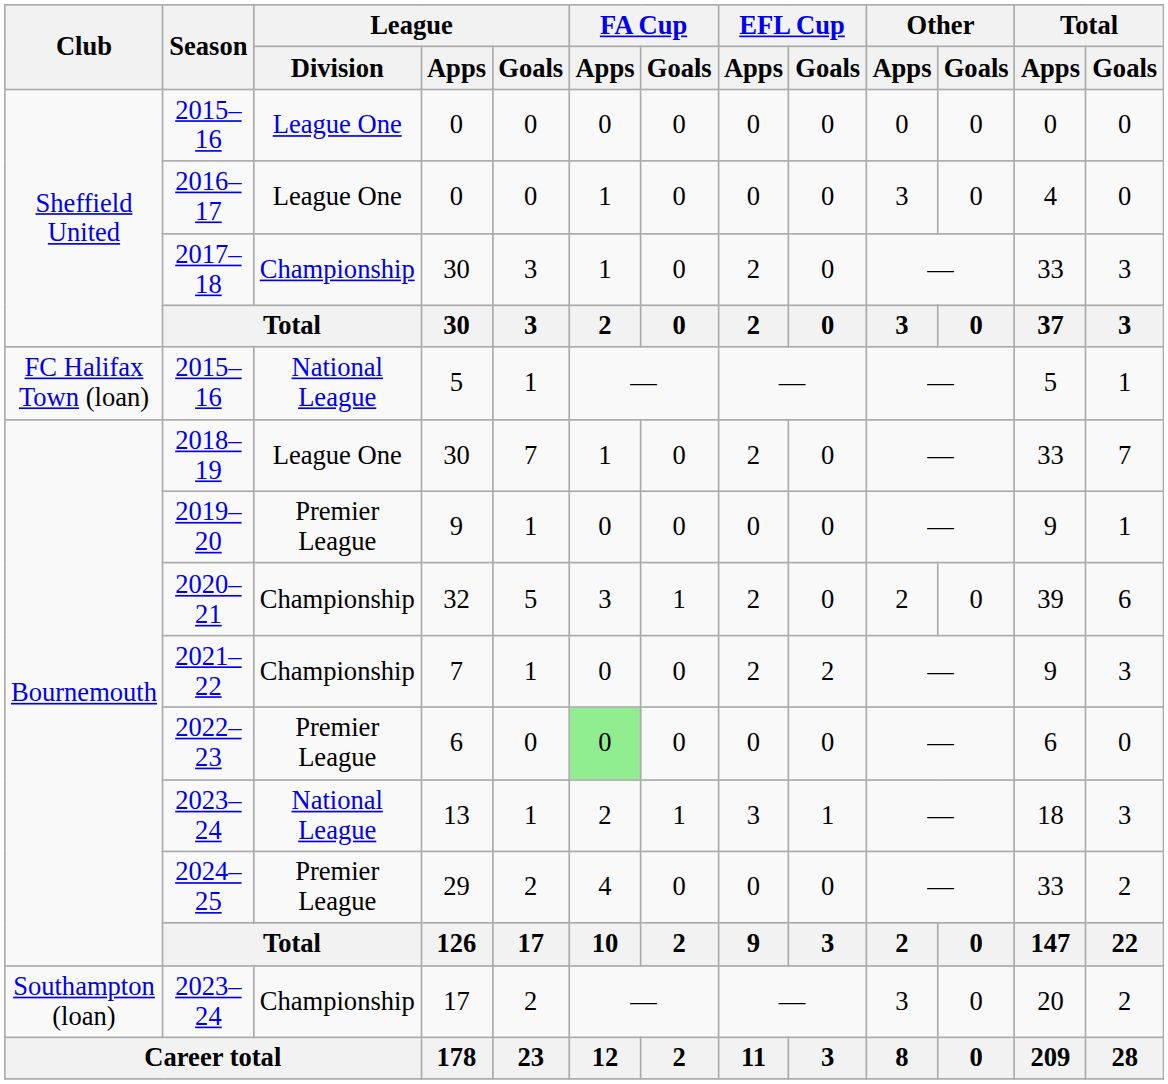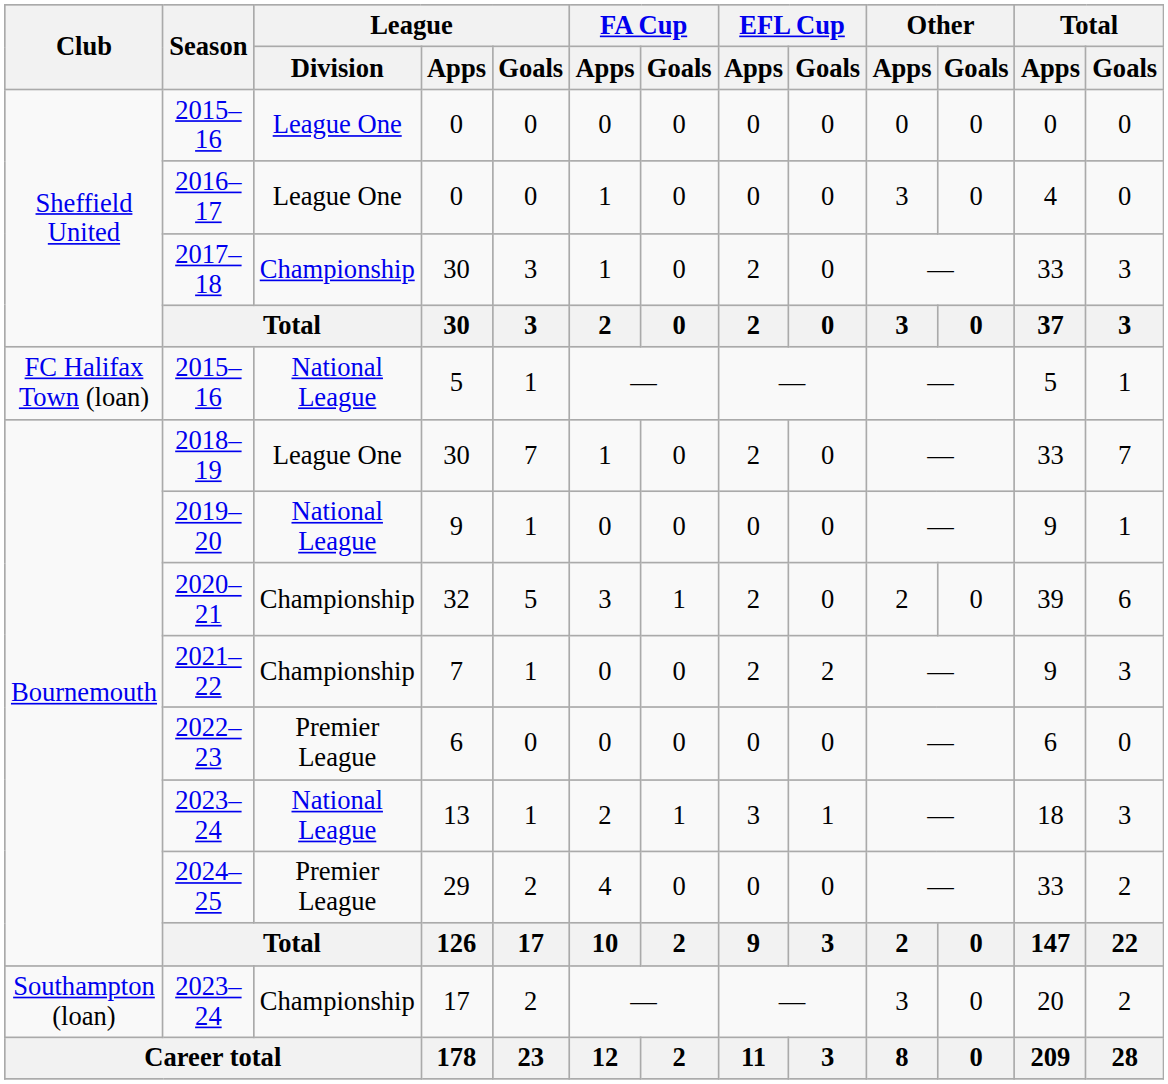(337, 526) Premier League -> (337, 526) National League
(605, 742) lightgreen background -> (605, 742) no background
